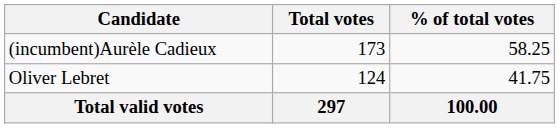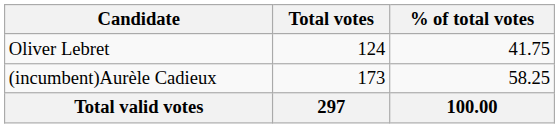rows swapped: (113, 48) <-> (59, 78)
